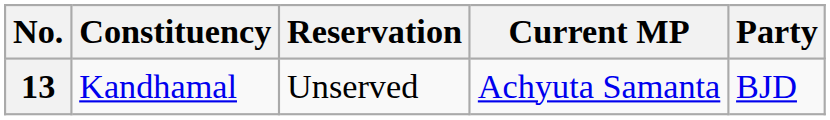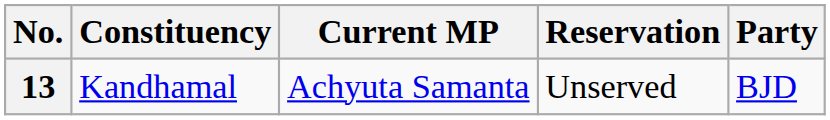columns swapped: (375, 31) <-> (599, 31)
